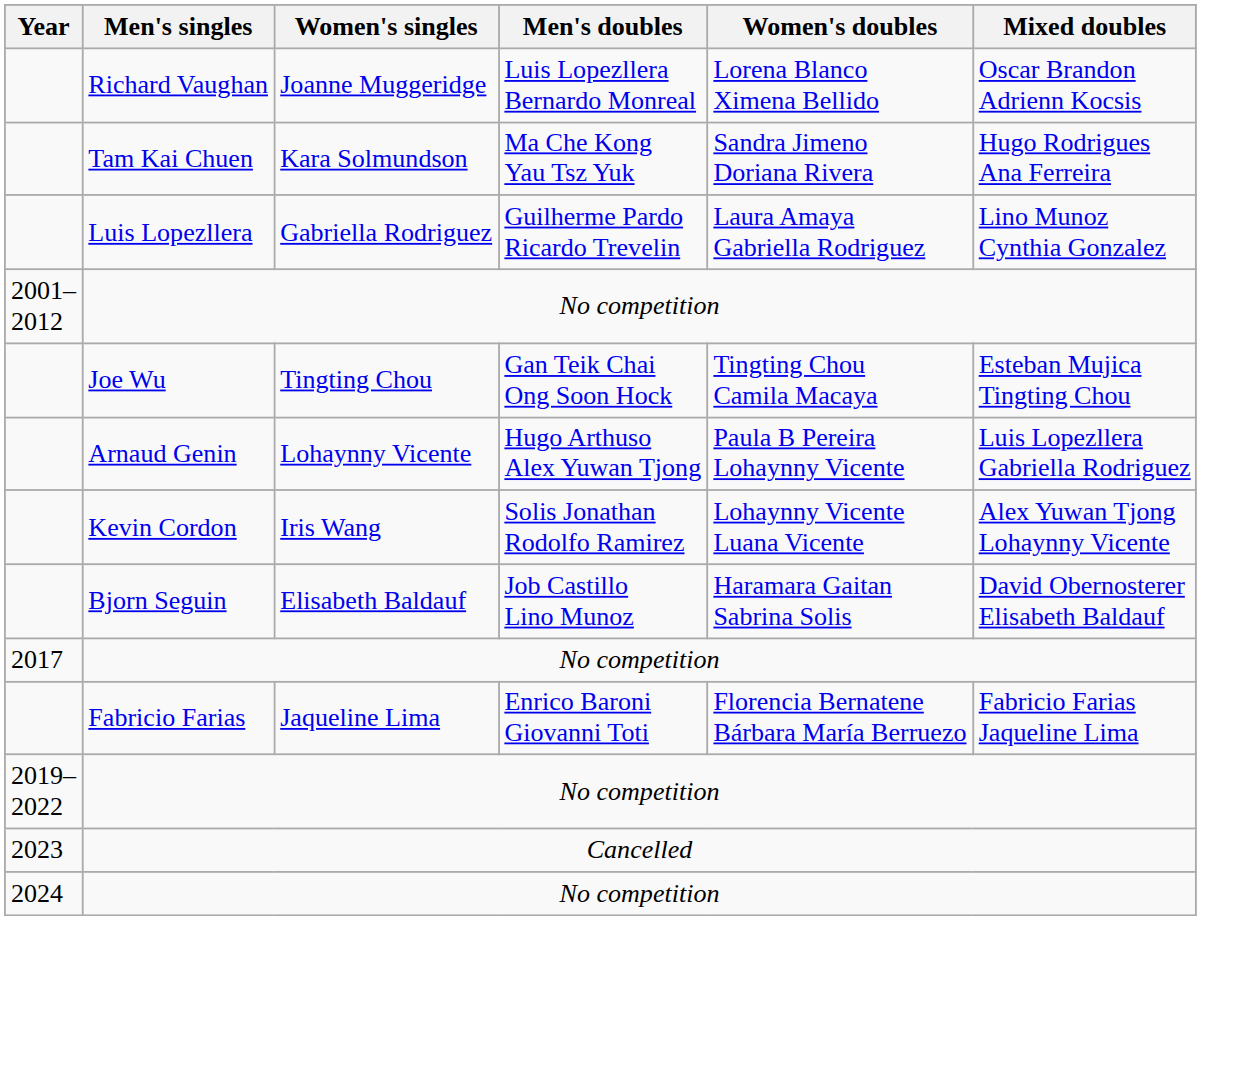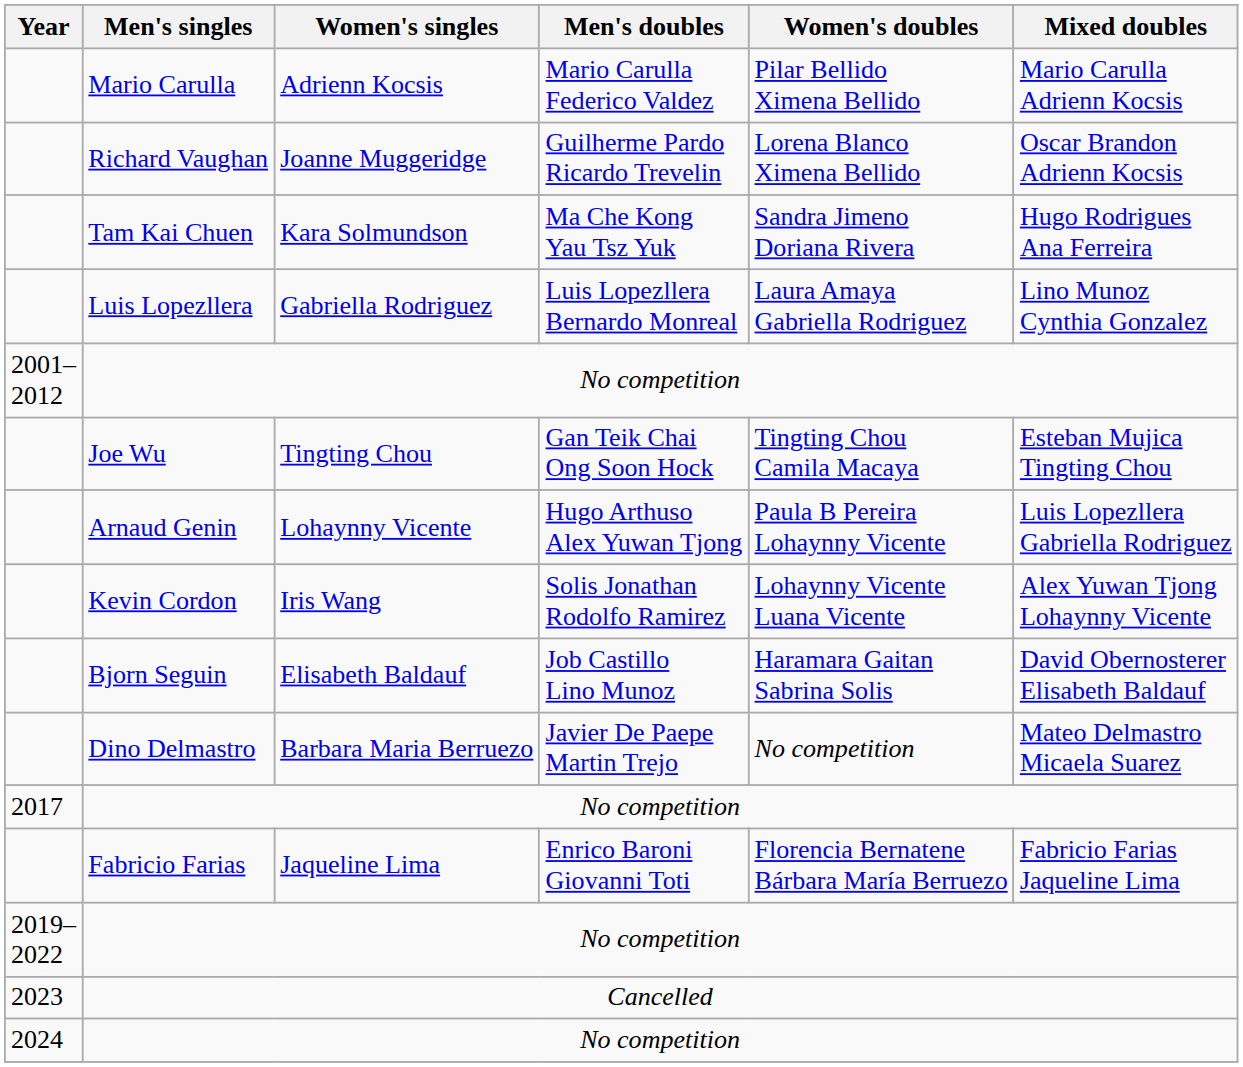+ row: (44, 85)
(600, 84) Luis Lopezllera Bernardo Monreal -> (635, 158) Guilherme Pardo Ricardo Trevelin
(594, 232) Guilherme Pardo Ricardo Trevelin -> (641, 306) Luis Lopezllera Bernardo Monreal
+ row: (44, 749)
